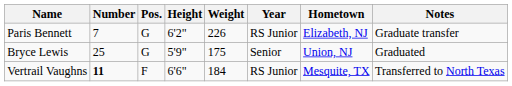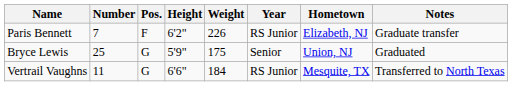(145, 33) G -> (144, 33) F
(98, 71) bold -> (99, 71) normal
(144, 71) F -> (145, 71) G
